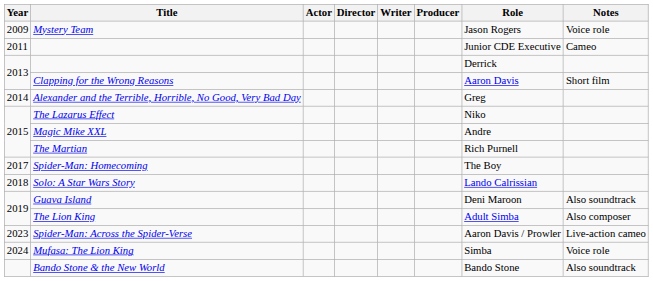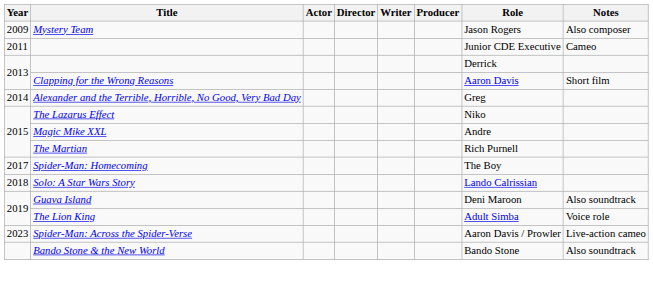(588, 30) Voice role -> (598, 30) Also composer
(598, 217) Also composer -> (588, 217) Voice role
- row: (18, 251)
